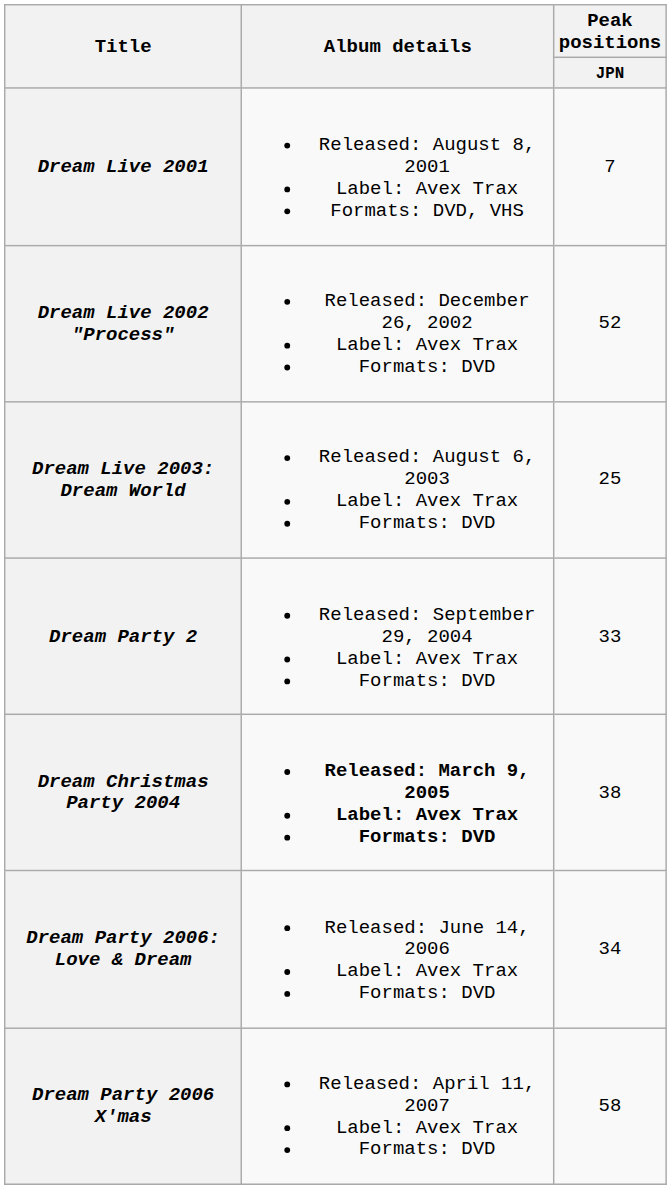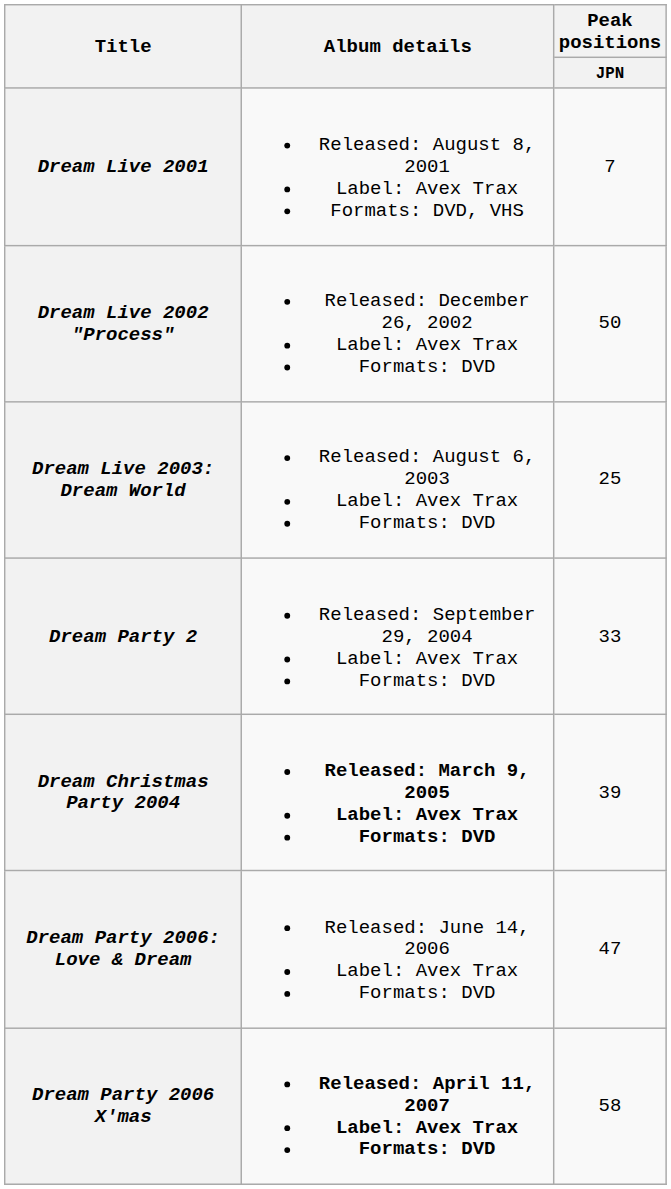(610, 323) 52 -> (610, 323) 50
(610, 793) 38 -> (610, 793) 39
(610, 949) 34 -> (610, 949) 47
(398, 1117) normal -> (398, 1117) bold
